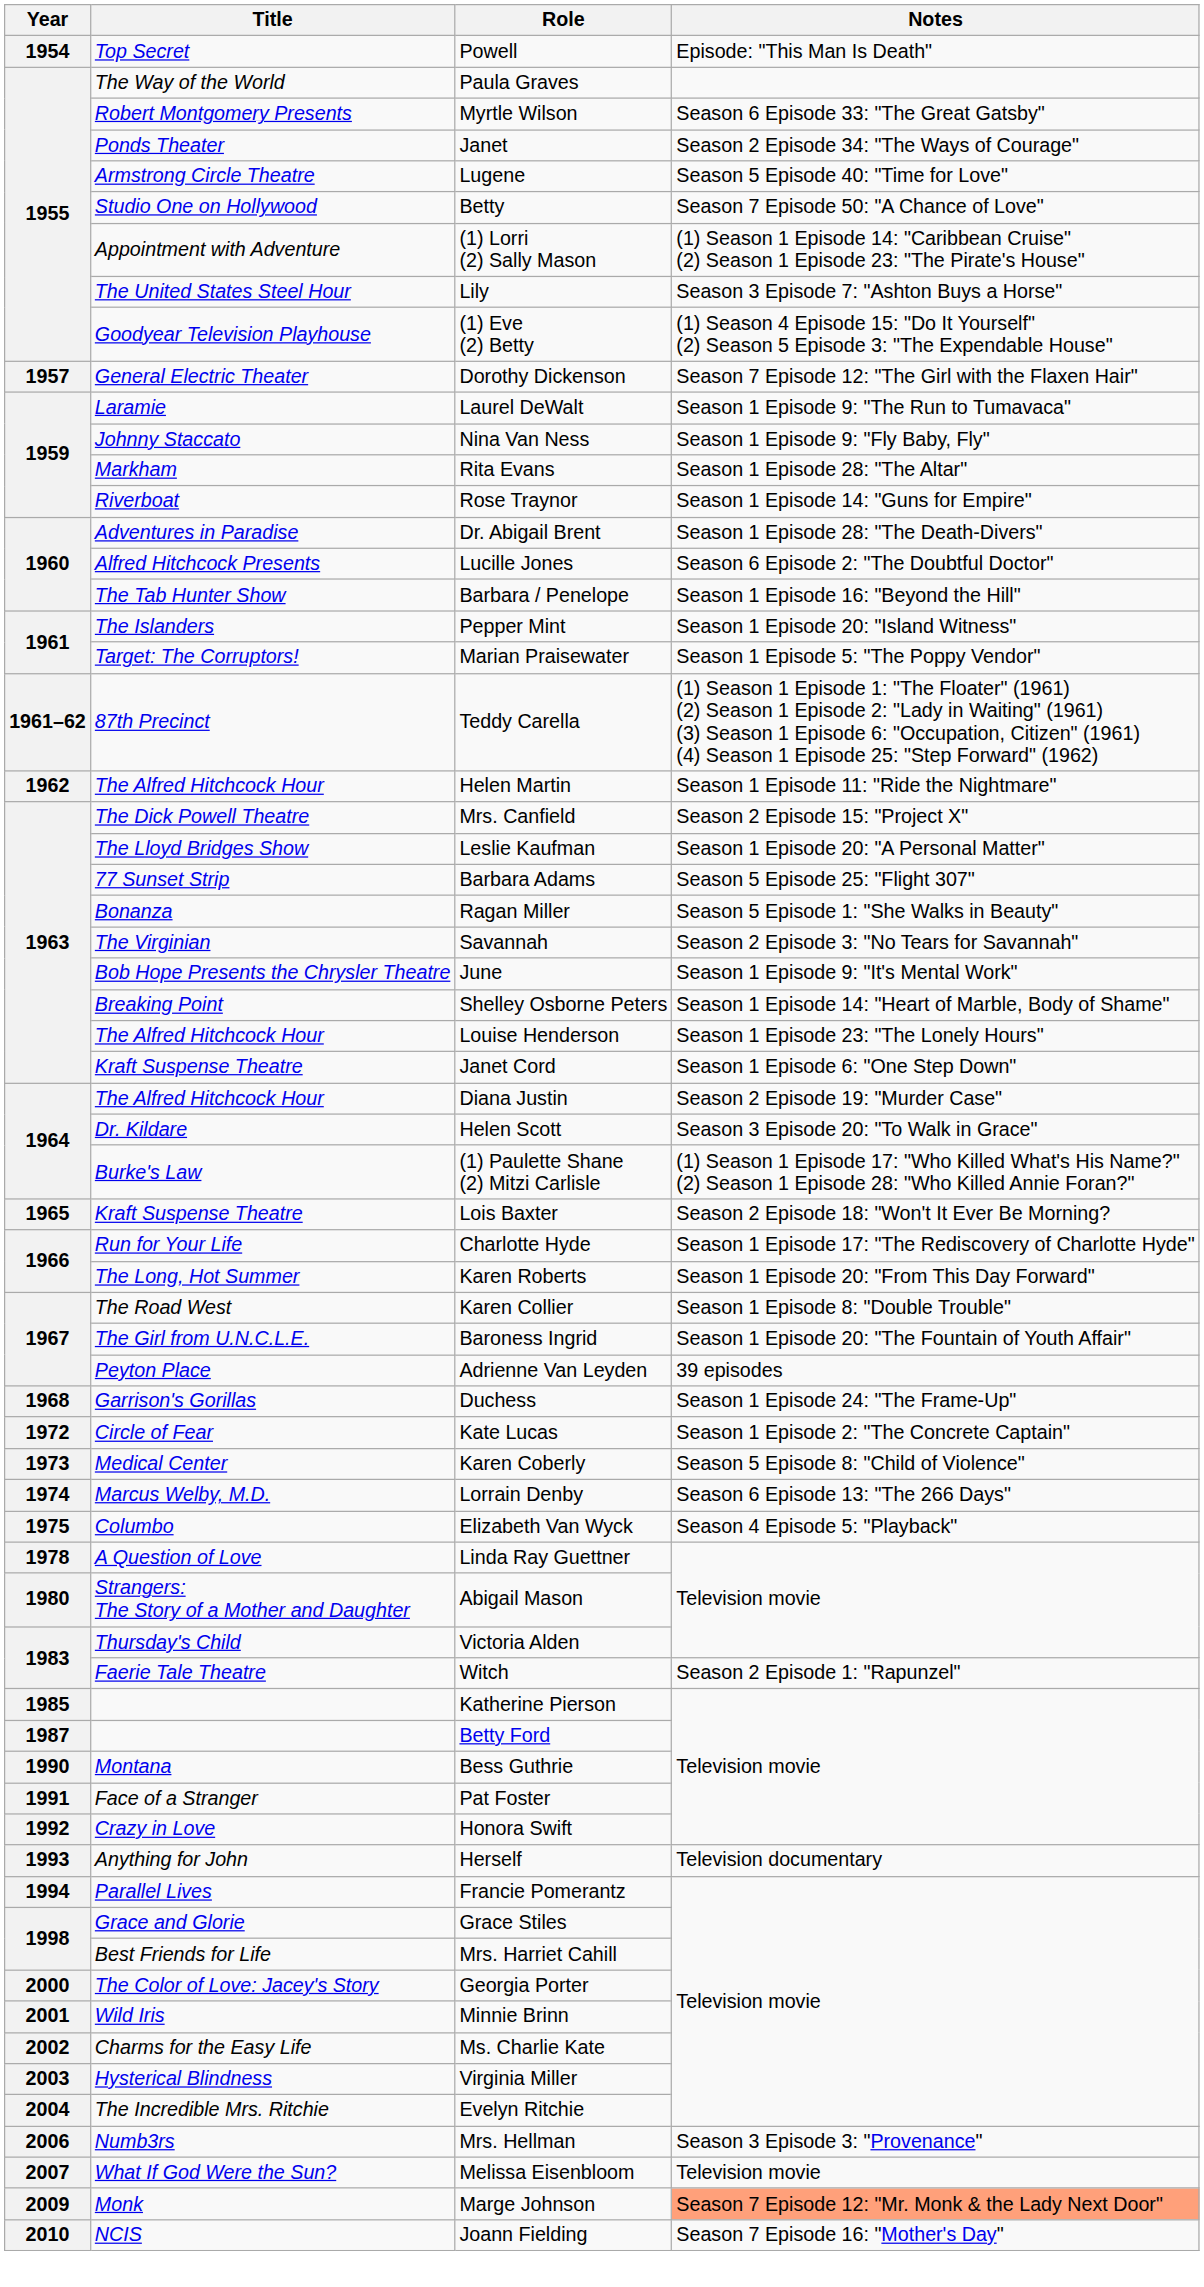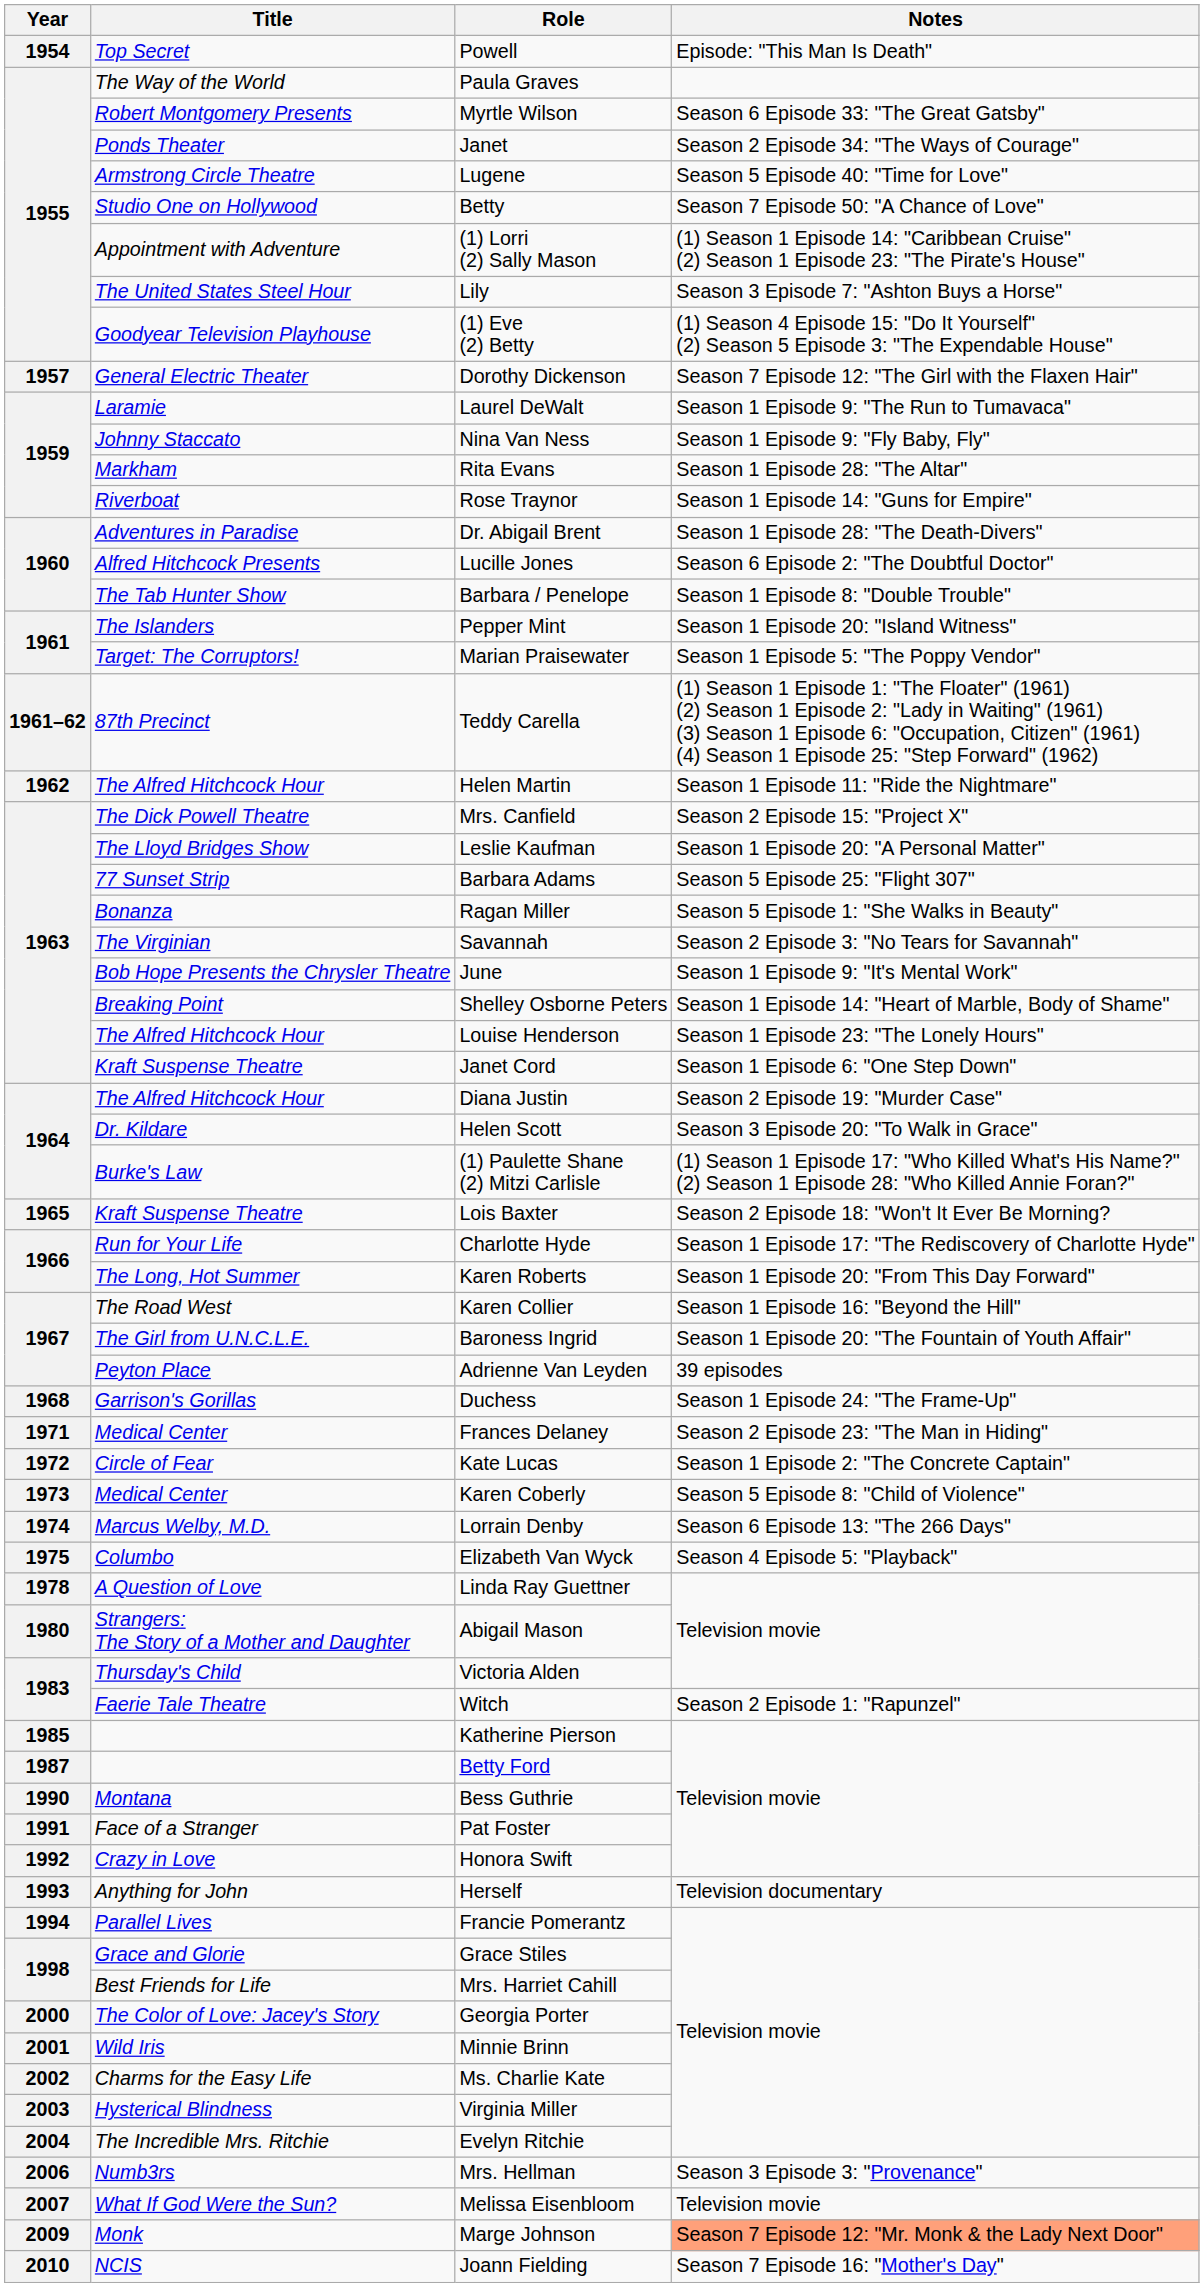(849, 594) Season 1 Episode 16: "Beyond the Hill" -> (844, 594) Season 1 Episode 8: "Double Trouble"
(844, 1307) Season 1 Episode 8: "Double Trouble" -> (849, 1307) Season 1 Episode 16: "Beyond the Hill"
+ row: (534, 1432)
